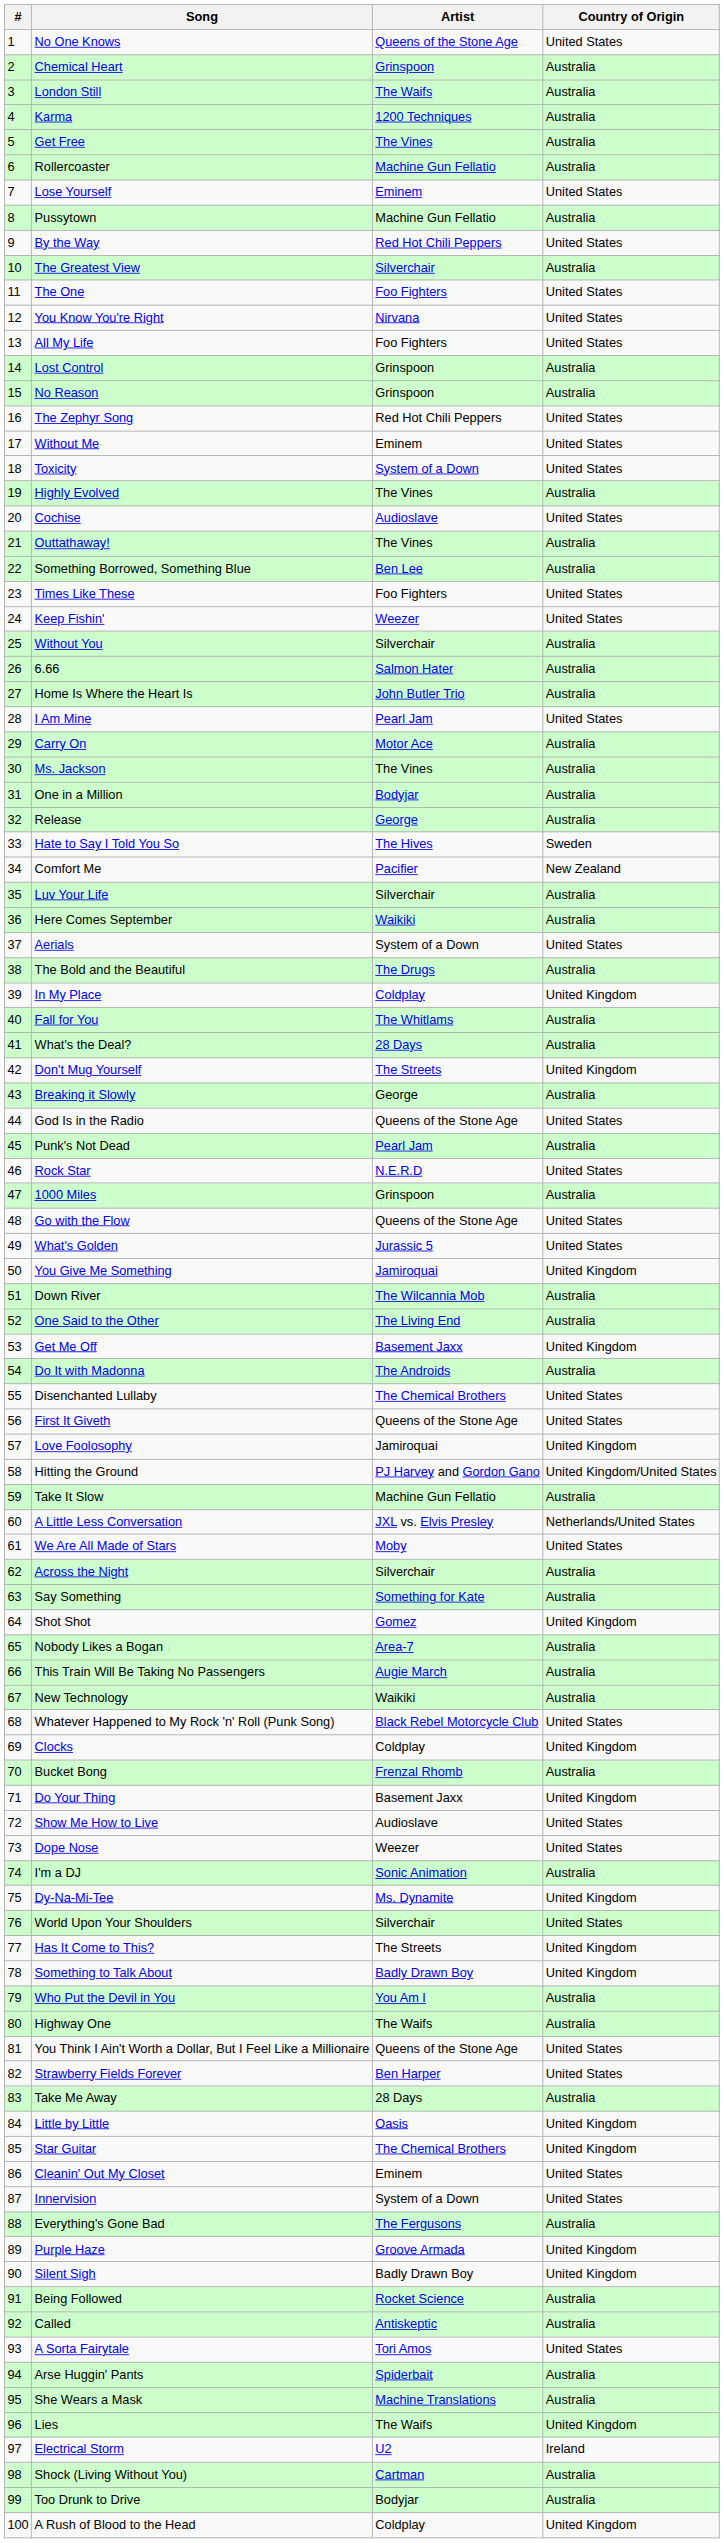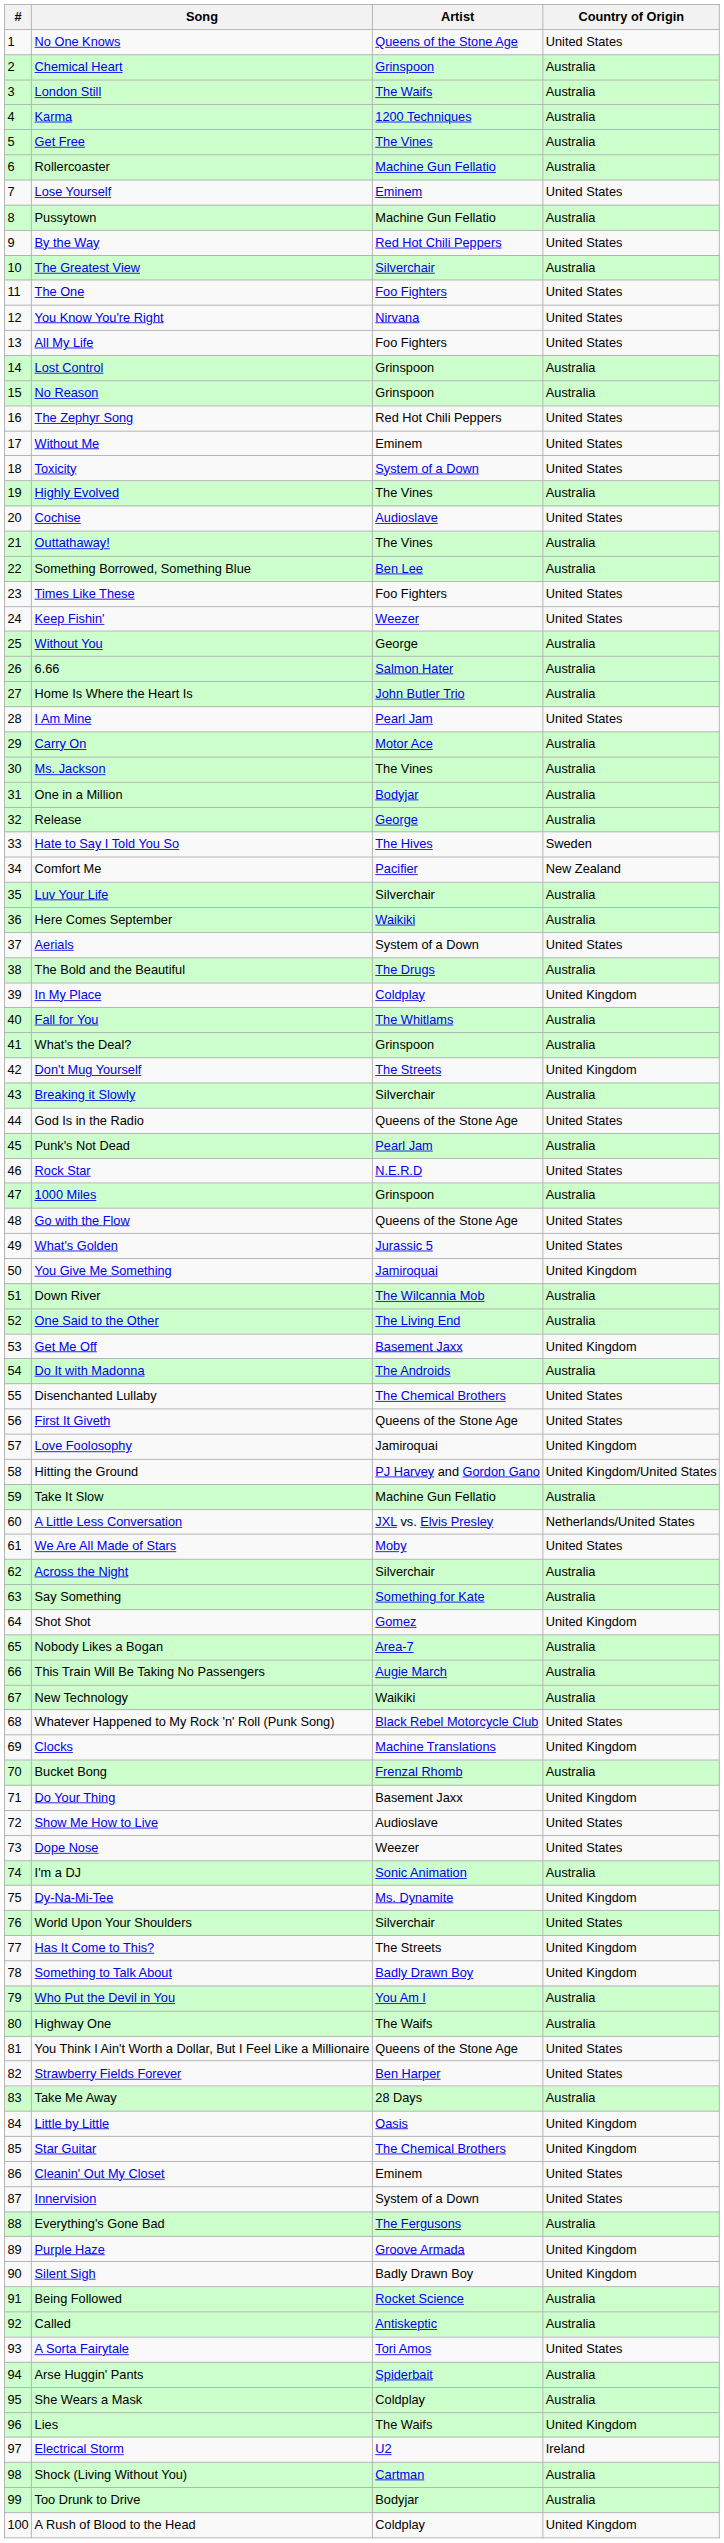(405, 643) Silverchair -> (397, 643) George
(399, 1045) 28 Days -> (405, 1045) Grinspoon
(397, 1095) George -> (405, 1095) Silverchair
(400, 1747) Coldplay -> (436, 1747) Machine Translations
(436, 2399) Machine Translations -> (400, 2399) Coldplay
